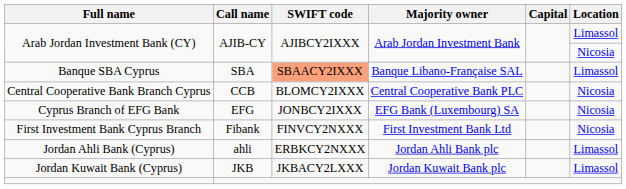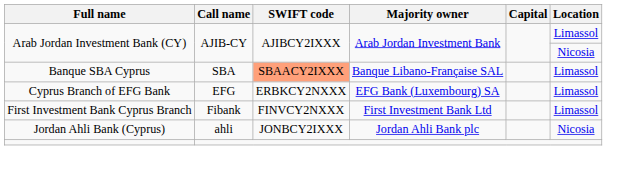- row: (109, 91)
(320, 110) JONBCY2IXXX -> (301, 91) ERBKCY2NXXX
(596, 110) Nicosia -> (576, 91) Limassol
(596, 129) Nicosia -> (576, 110) Limassol
(320, 149) ERBKCY2NXXX -> (301, 129) JONBCY2IXXX
(596, 149) Limassol -> (576, 129) Nicosia
- row: (109, 168)
